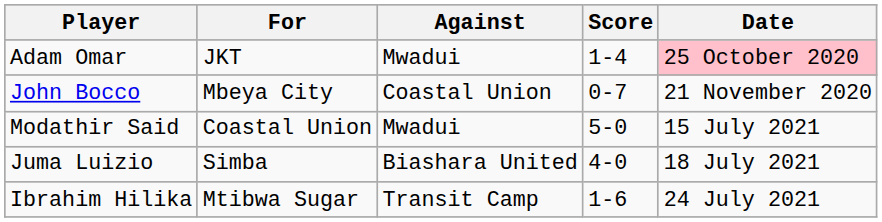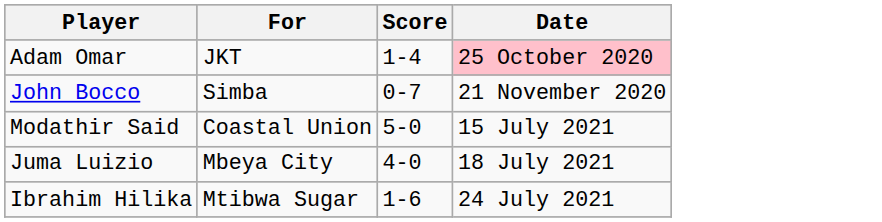- column: (480, 23)
(268, 93) Mbeya City -> (235, 93) Simba
(235, 164) Simba -> (268, 164) Mbeya City
